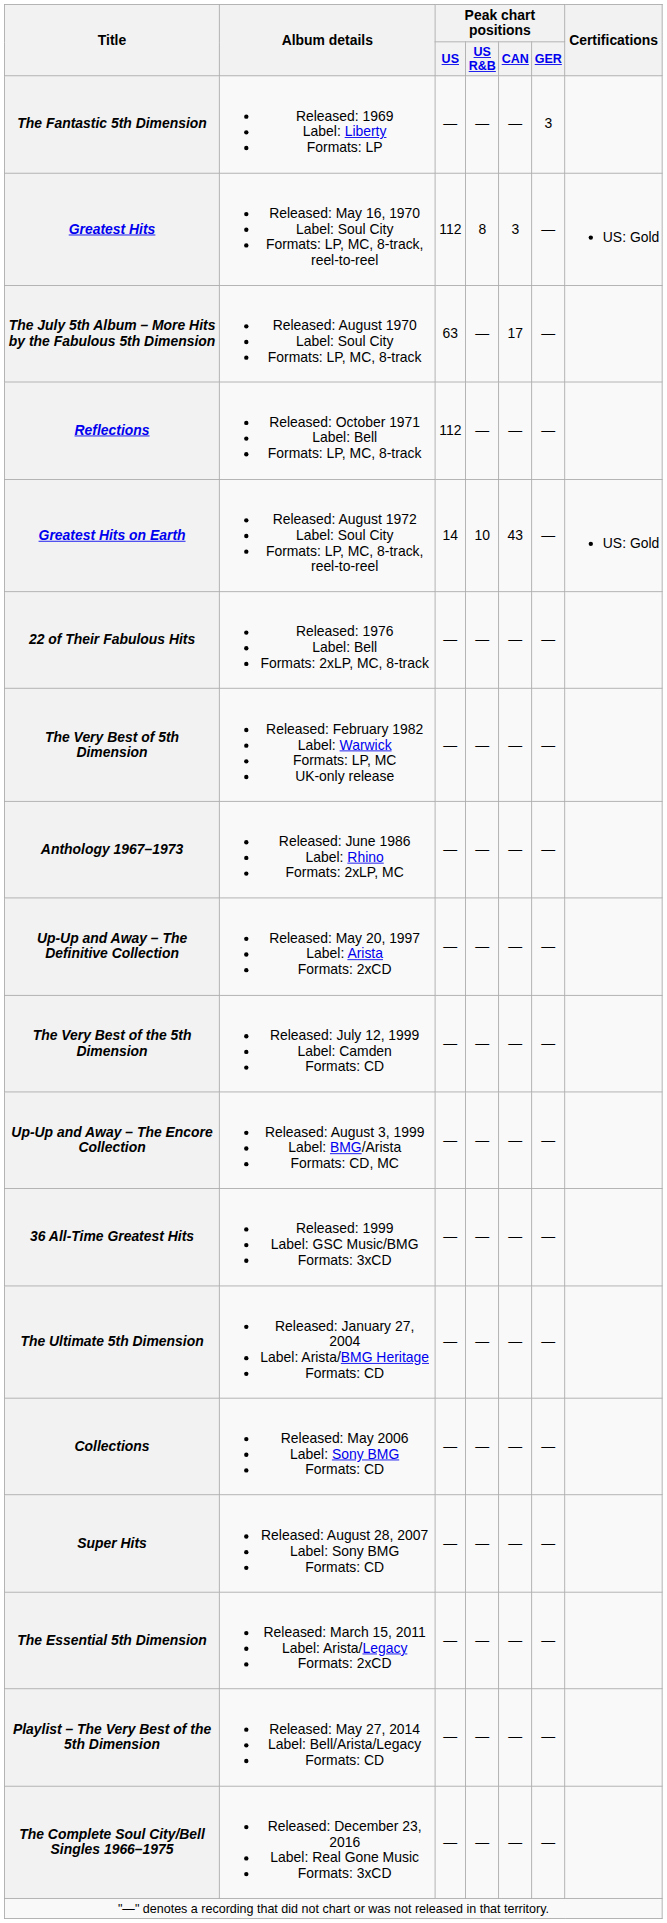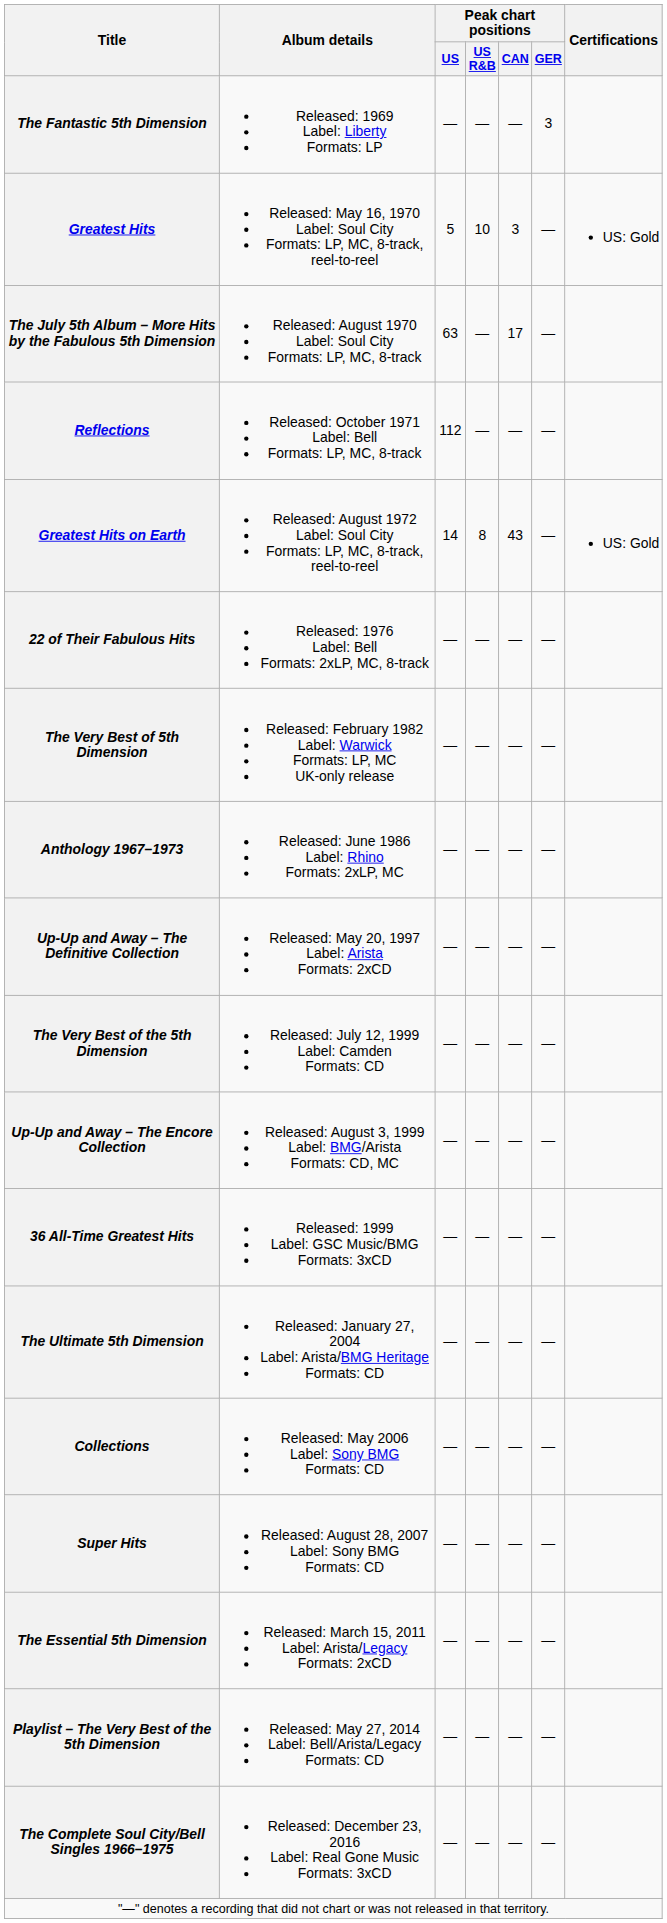(450, 229) 112 -> (450, 229) 5
(482, 229) 8 -> (482, 229) 10
(482, 535) 10 -> (482, 535) 8
